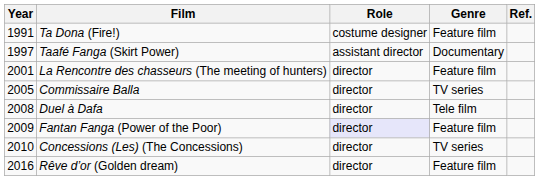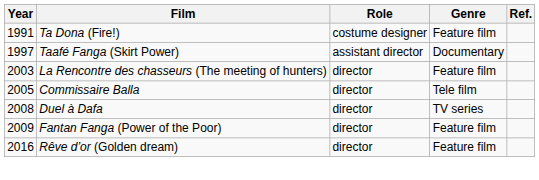(20, 71) 2001 -> (20, 71) 2003
(458, 90) TV series -> (455, 90) Tele film
(455, 109) Tele film -> (458, 109) TV series
(352, 128) lavender background -> (352, 128) no background
- row: (141, 147)
